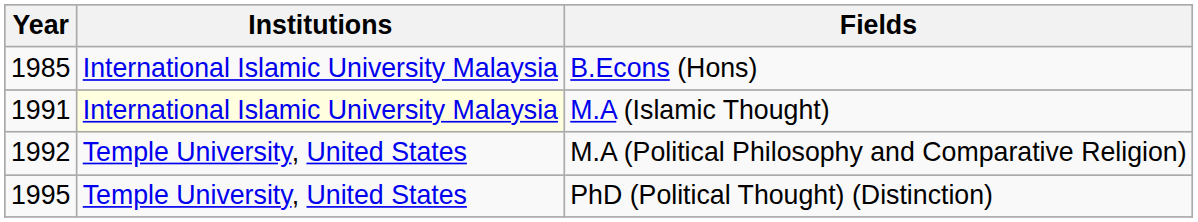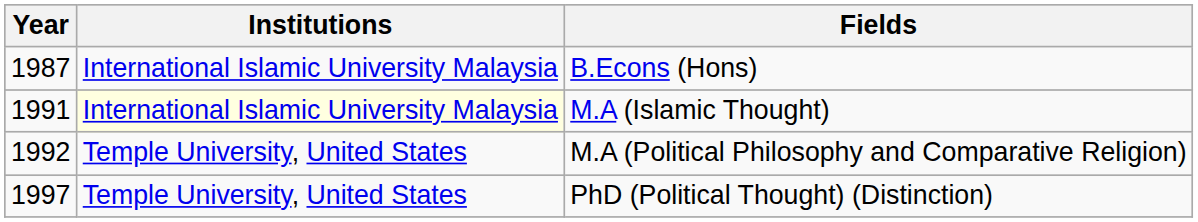(41, 68) 1985 -> (41, 68) 1987
(41, 195) 1995 -> (41, 195) 1997
